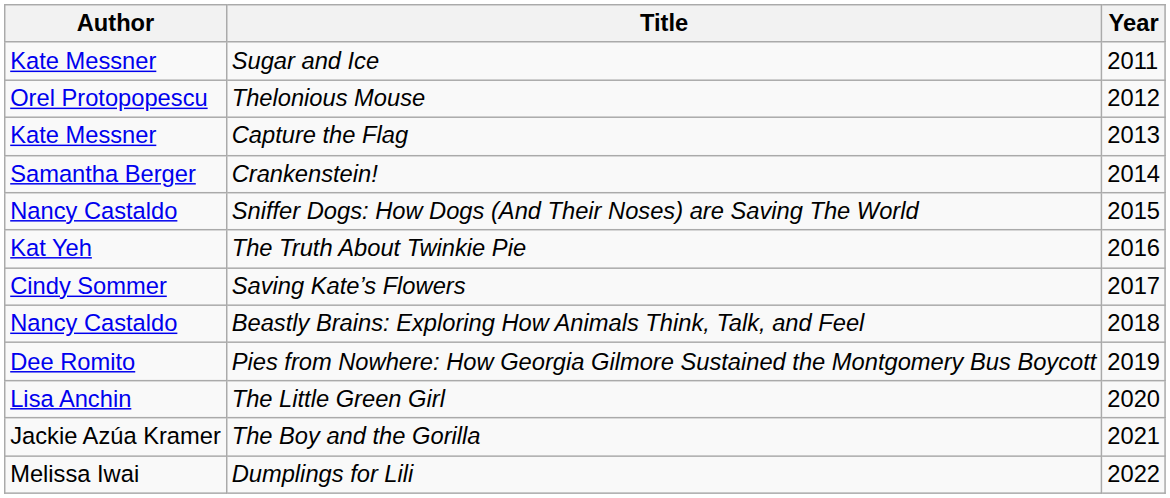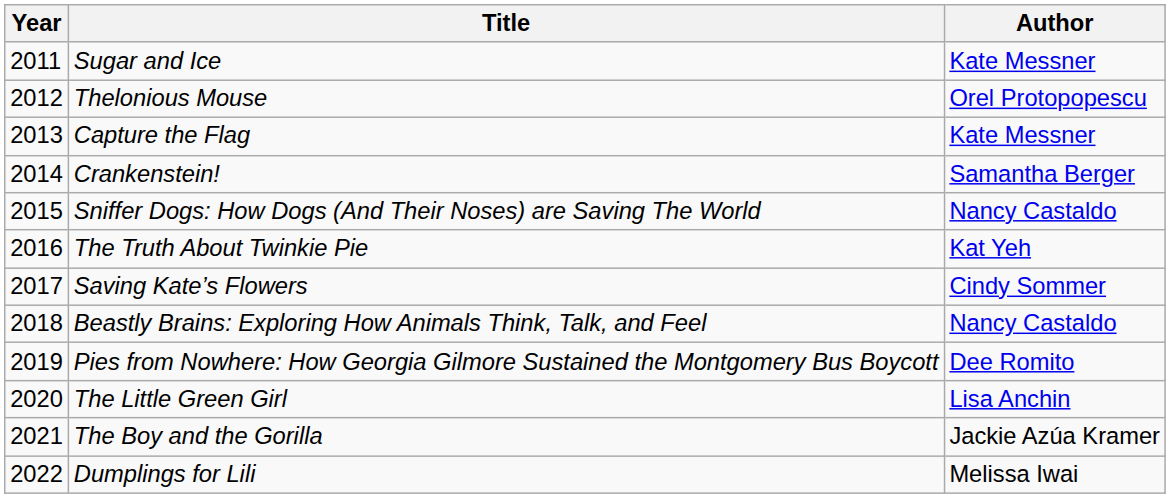columns swapped: (1134, 23) <-> (115, 23)
